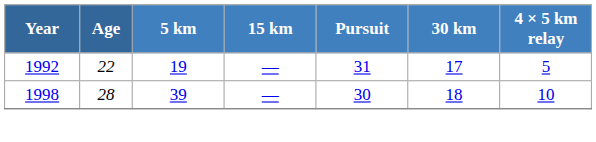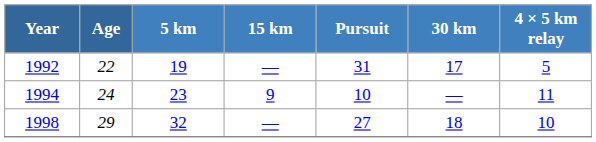+ row: (42, 95)
(106, 95) 28 -> (106, 123) 29
(178, 95) 39 -> (178, 123) 32
(362, 95) 30 -> (362, 123) 27
